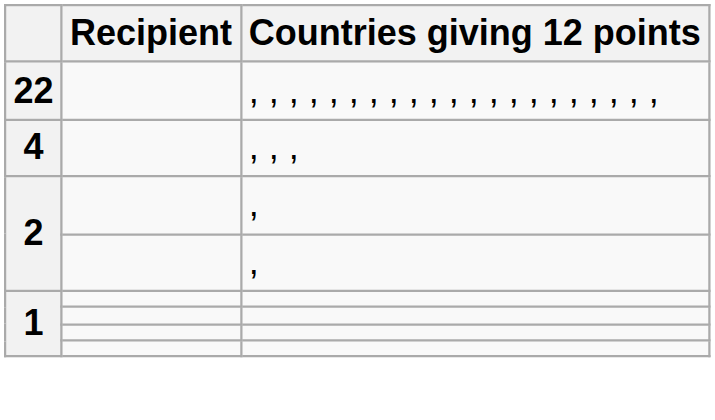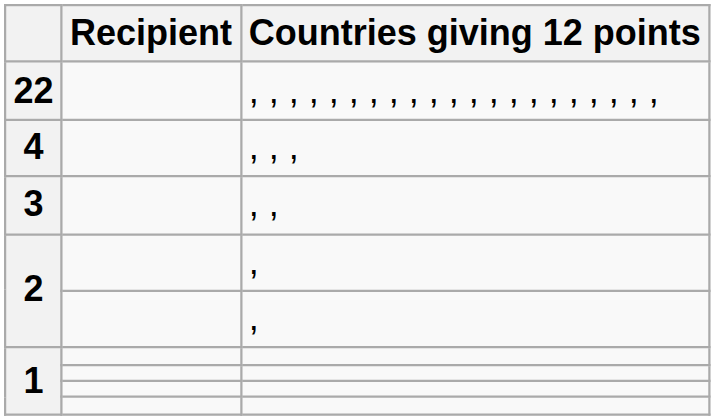+ row: (33, 204)
